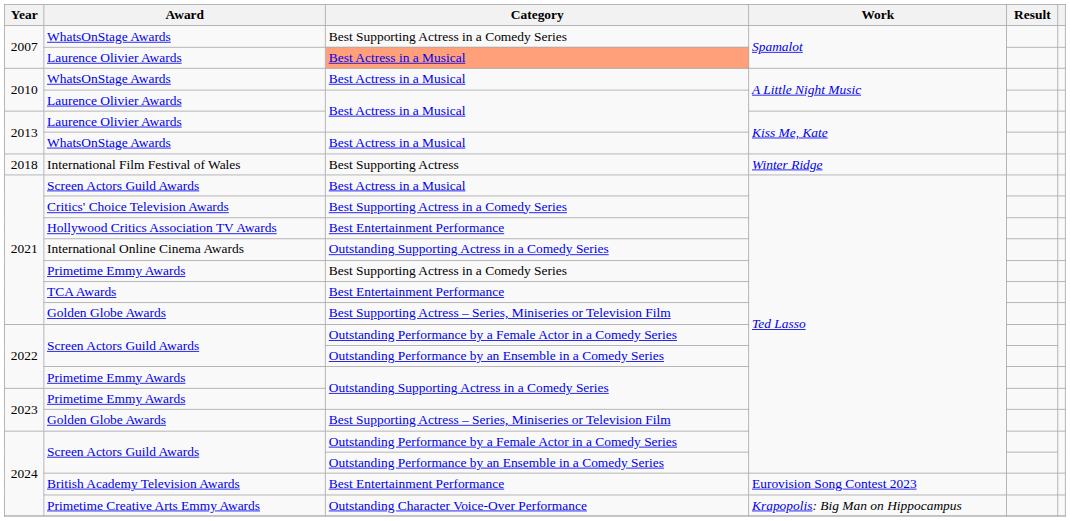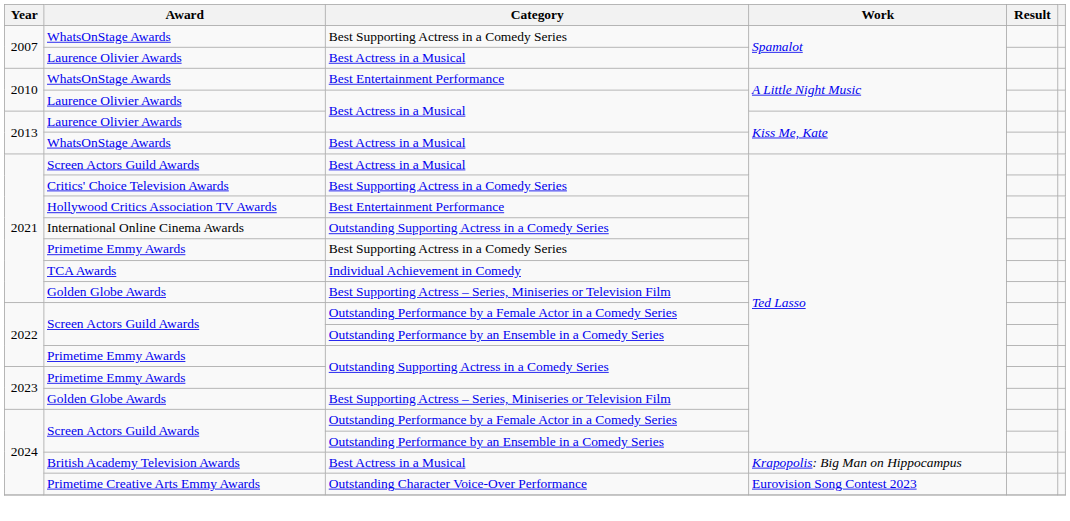(397, 57) lightsalmon background -> (397, 57) no background
(397, 79) Best Actress in a Musical -> (416, 79) Best Entertainment Performance
- row: (24, 164)
(416, 292) Best Entertainment Performance -> (425, 270) Individual Achievement in Comedy
(416, 484) Best Entertainment Performance -> (397, 462) Best Actress in a Musical
(834, 484) Eurovision Song Contest 2023 -> (857, 462) Krapopolis: Big Man on Hippocampus
(857, 505) Krapopolis: Big Man on Hippocampus -> (834, 484) Eurovision Song Contest 2023
